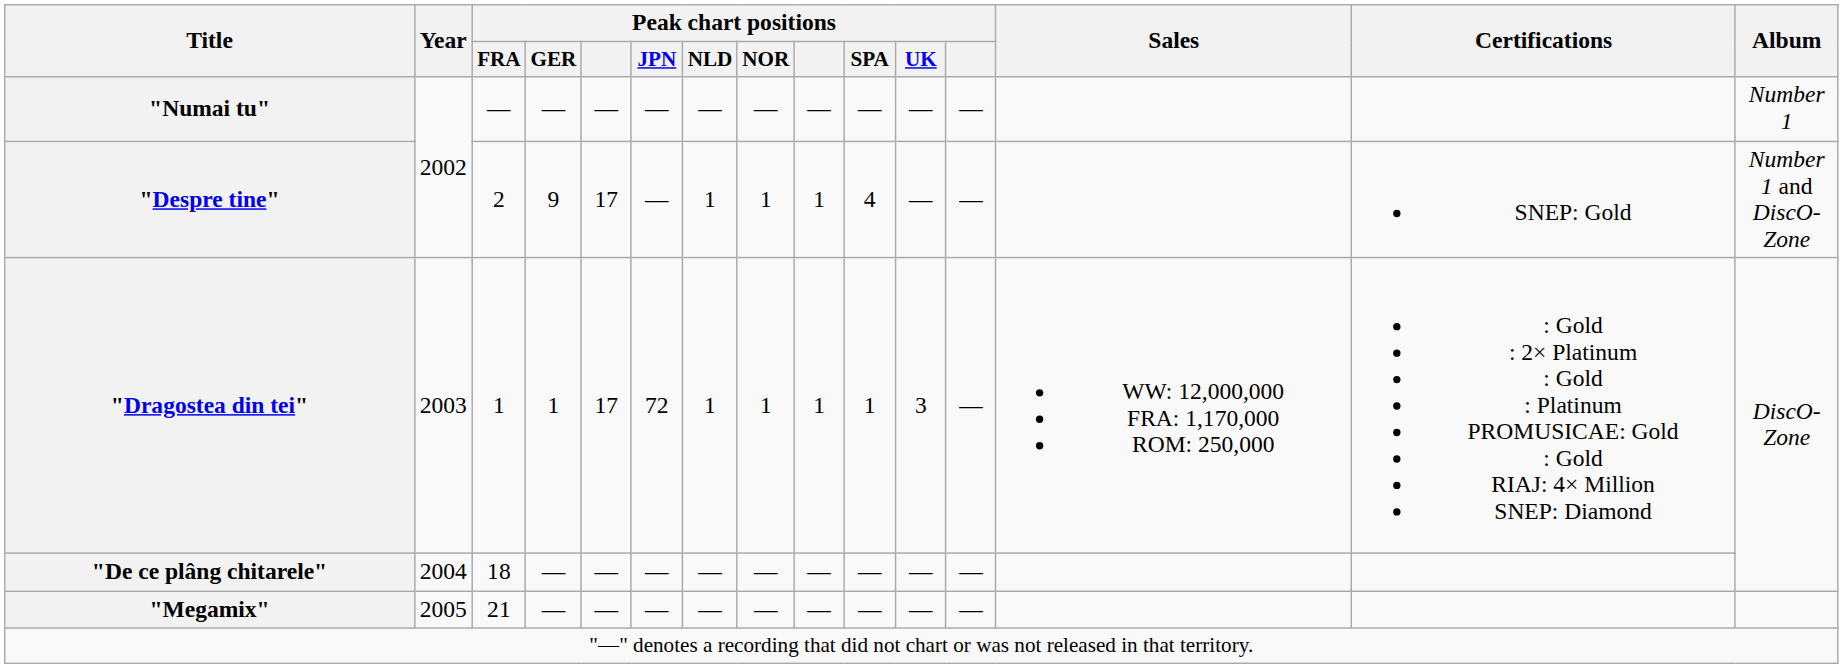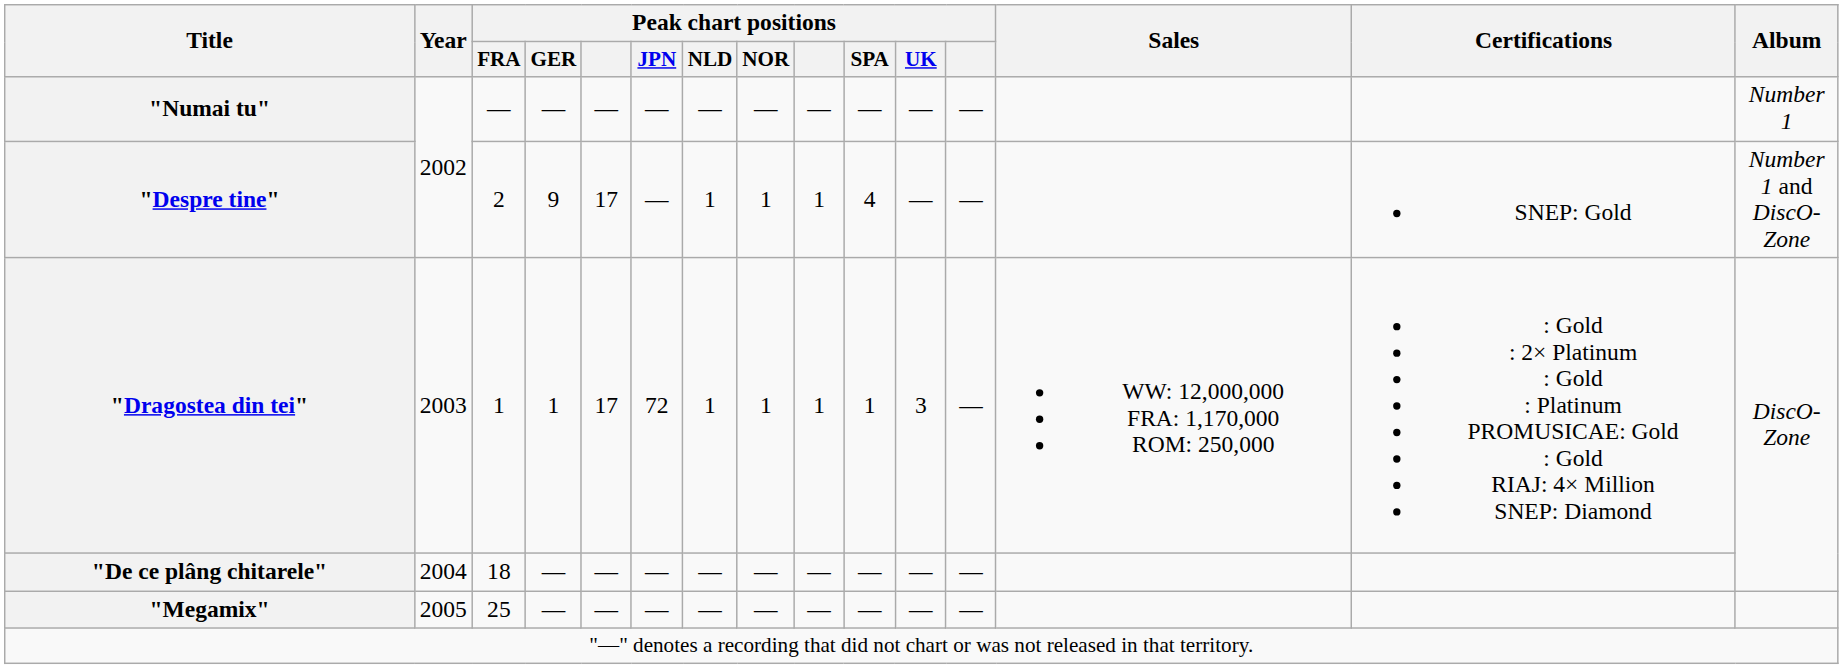(499, 609) 21 -> (499, 609) 25
